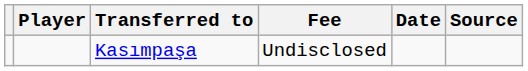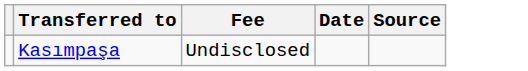- column: (52, 20)
